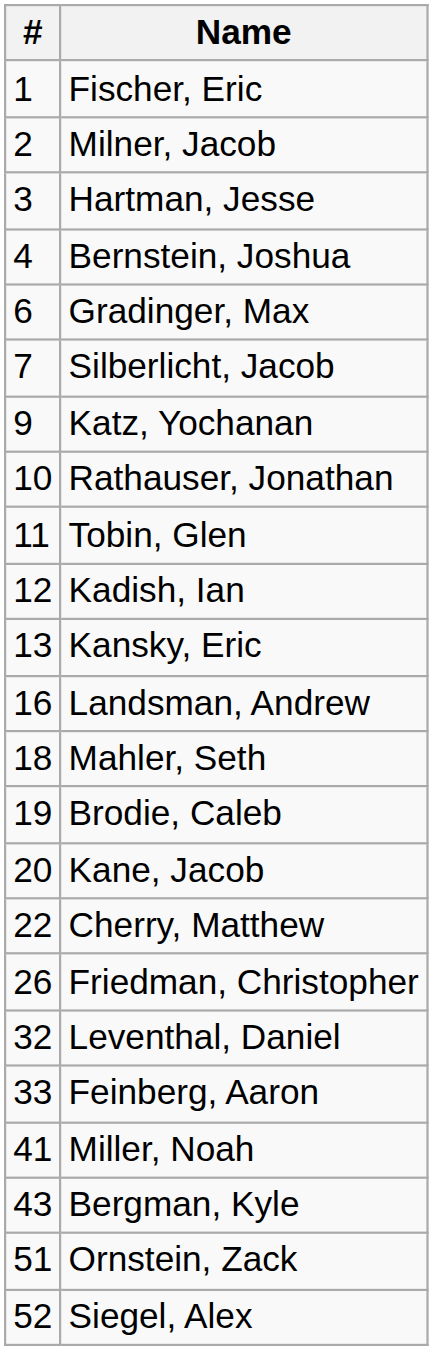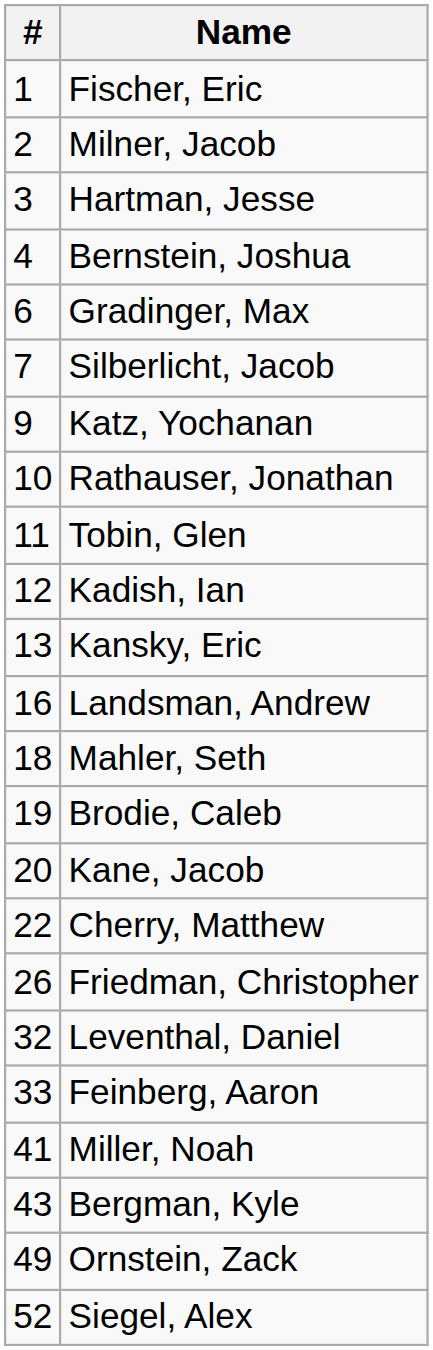(33, 1260) 51 -> (33, 1260) 49
